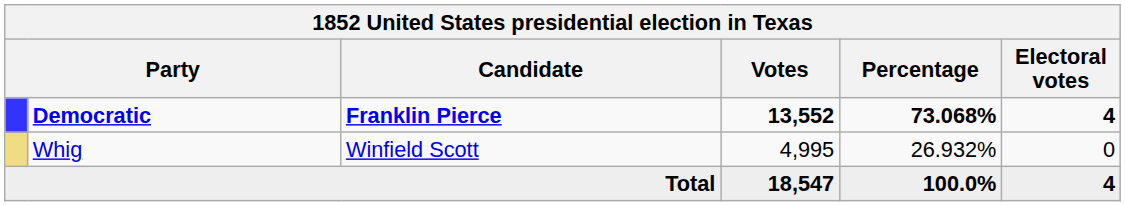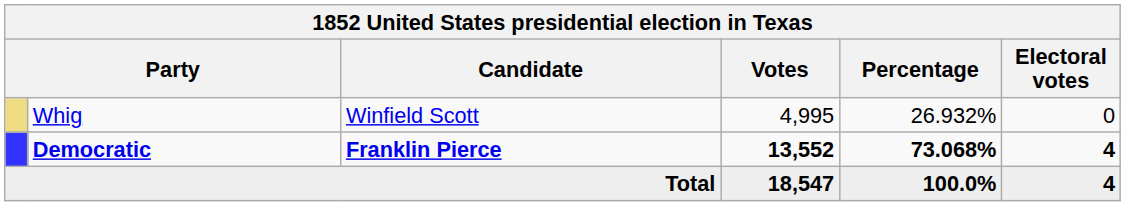rows swapped: (92, 115) <-> (57, 150)
